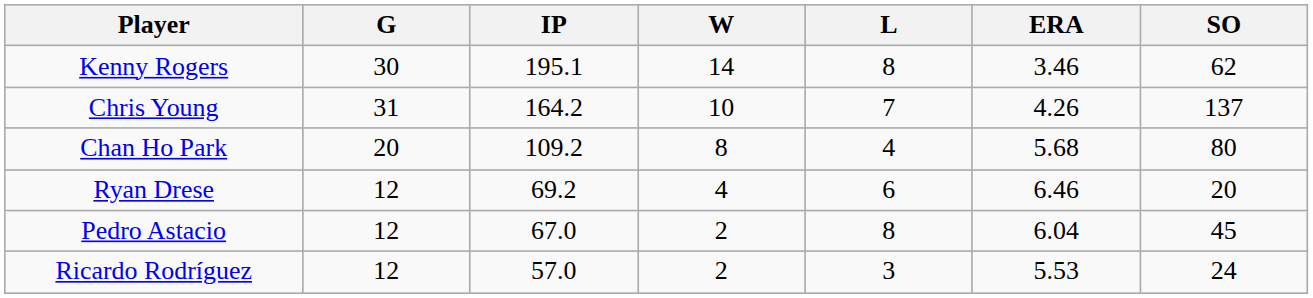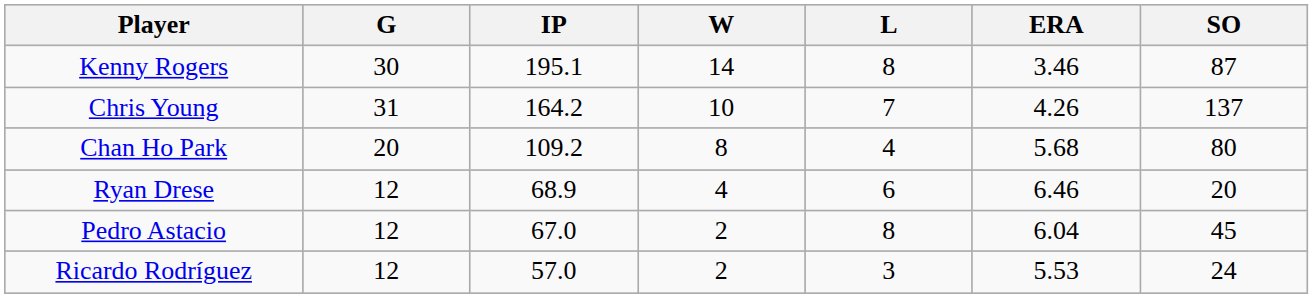(1224, 66) 62 -> (1224, 66) 87
(554, 189) 69.2 -> (554, 189) 68.9
